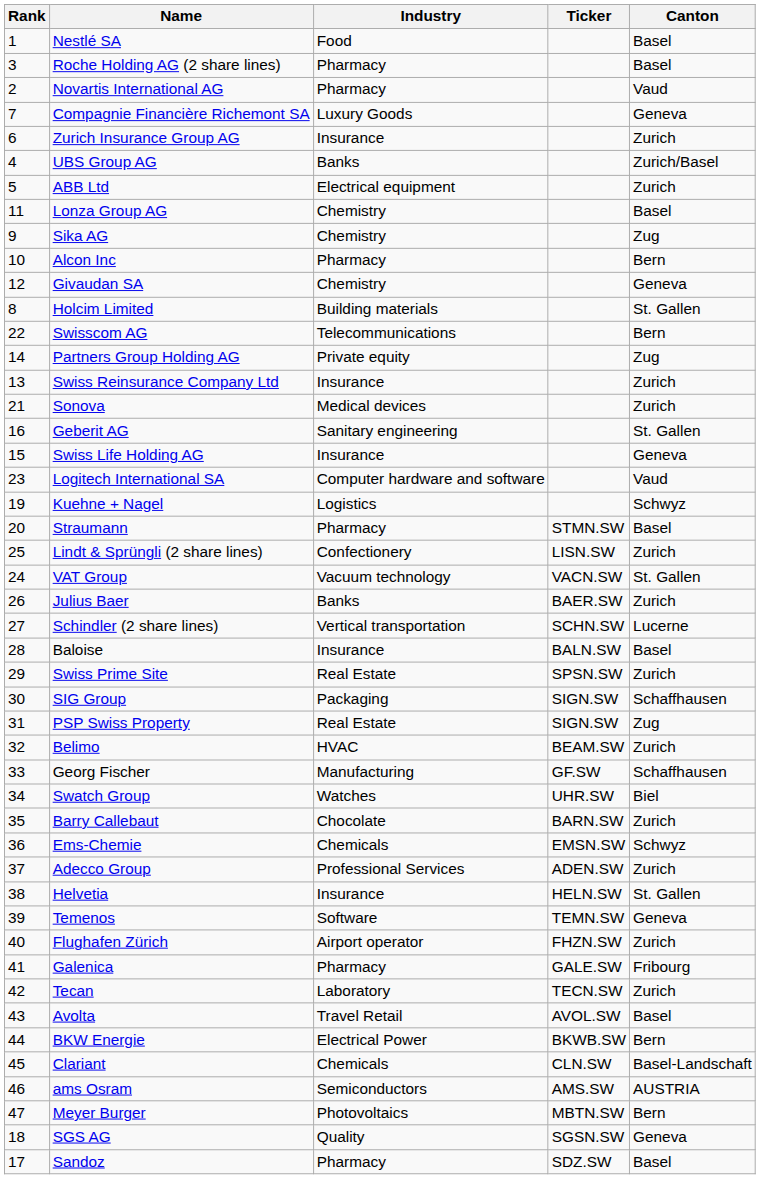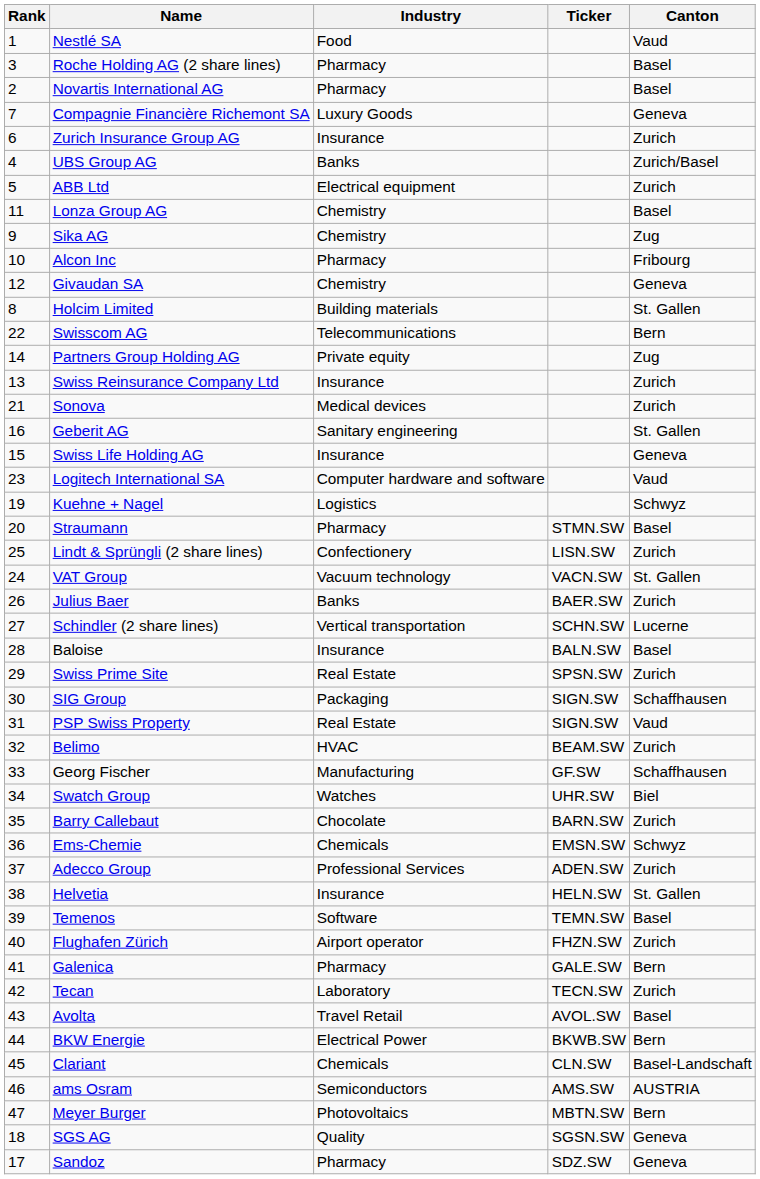(652, 41) Basel -> (650, 41) Vaud
(650, 89) Vaud -> (652, 89) Basel
(649, 260) Bern -> (662, 260) Fribourg
(646, 723) Zug -> (650, 723) Vaud
(660, 917) Geneva -> (652, 917) Basel
(662, 966) Fribourg -> (649, 966) Bern
(652, 1161) Basel -> (660, 1161) Geneva
